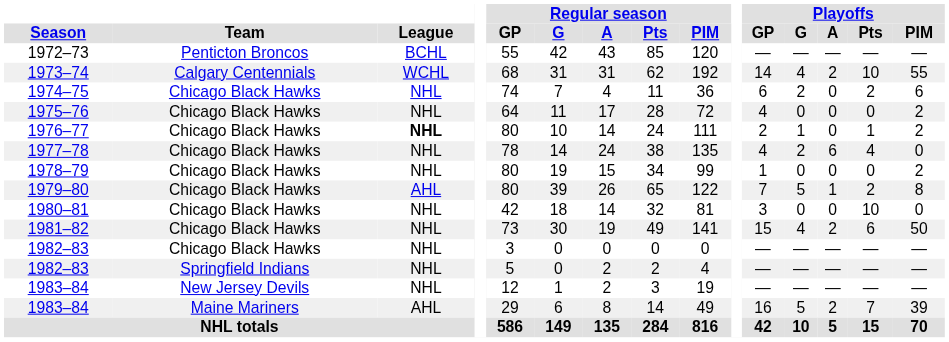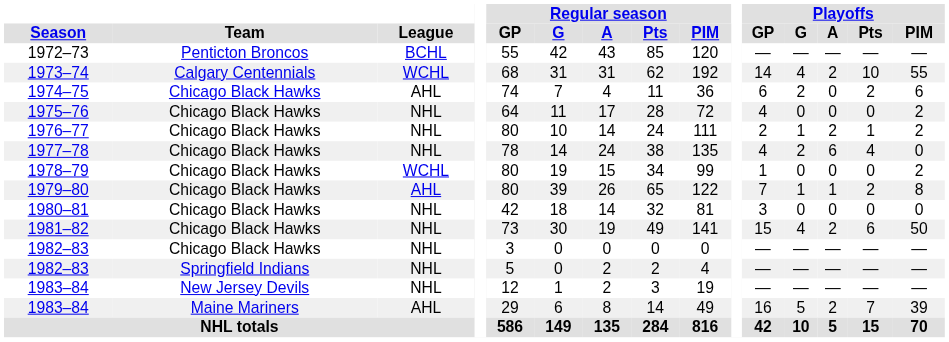(426, 92) NHL -> (426, 92) AHL
(426, 131) bold -> (426, 131) normal
(833, 131) 0 -> (833, 131) 2
(426, 170) NHL -> (426, 170) WCHL
(801, 190) 5 -> (801, 190) 1
(871, 209) 10 -> (871, 209) 0
